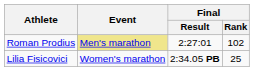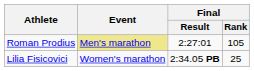(236, 43) 102 -> (236, 43) 105
